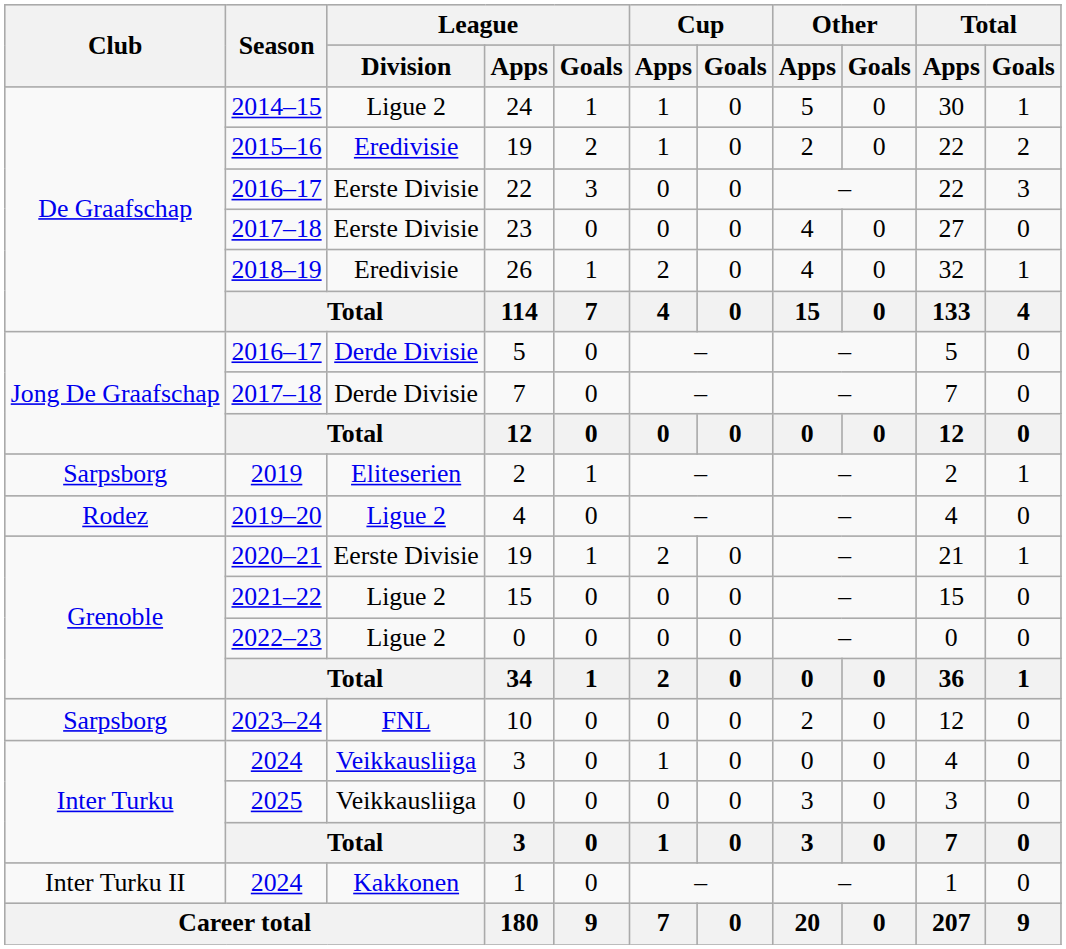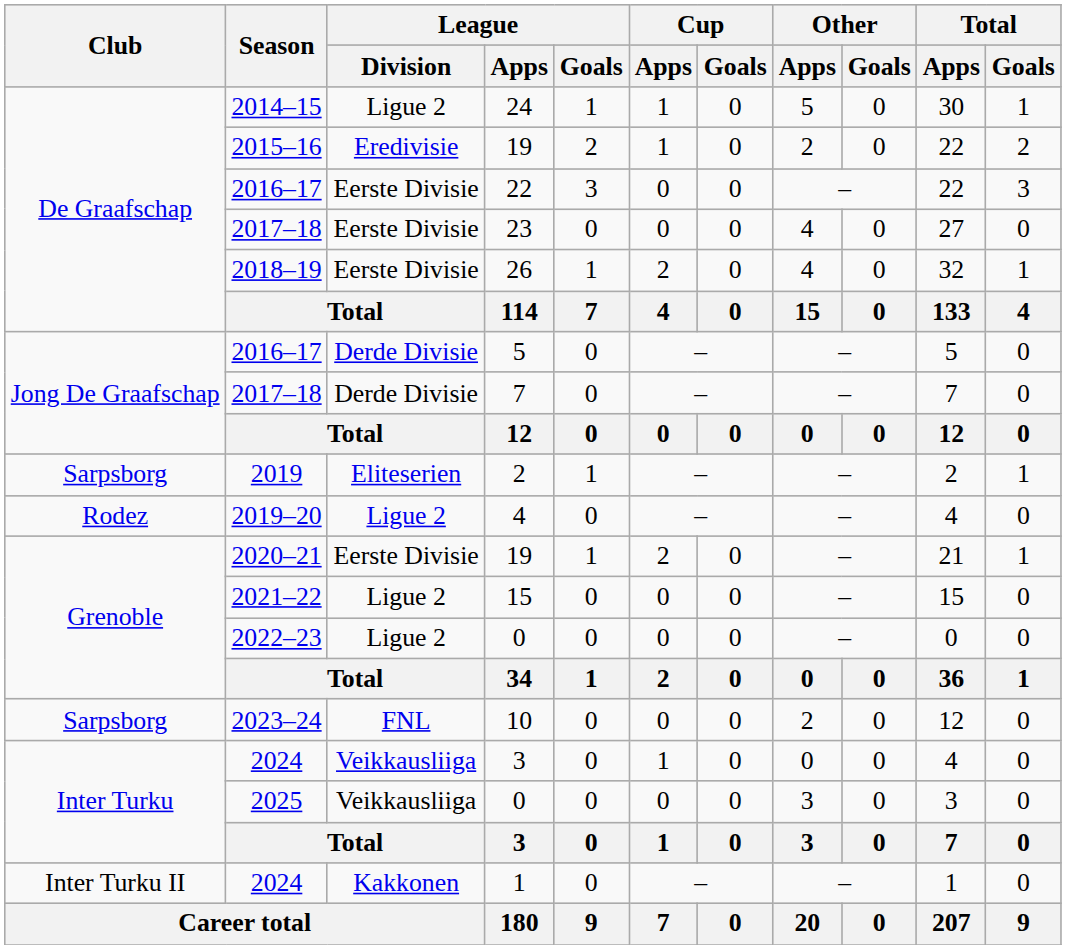(406, 270) Eredivisie -> (406, 270) Eerste Divisie
